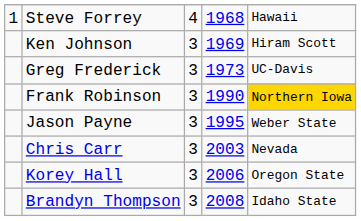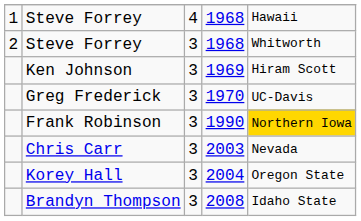+ row: (13, 44)
(225, 70) 1973 -> (225, 97) 1970
- row: (13, 123)
(225, 175) 2006 -> (225, 175) 2004
